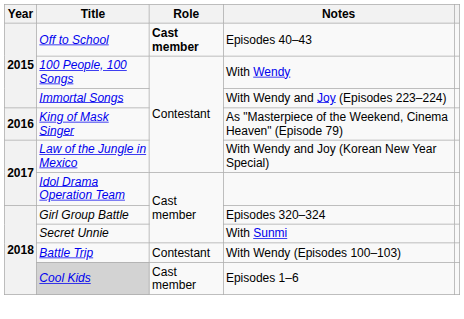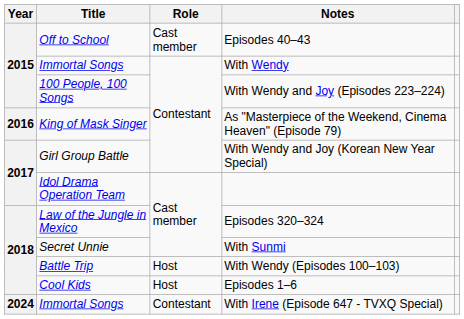(175, 39) bold -> (175, 39) normal
(83, 72) 100 People, 100 Songs -> (81, 65) Immortal Songs
(81, 98) Immortal Songs -> (83, 91) 100 People, 100 Songs
(93, 156) Law of the Jungle in Mexico -> (84, 156) Girl Group Battle
(84, 214) Girl Group Battle -> (93, 221) Law of the Jungle in Mexico
(181, 252) Contestant -> (165, 266) Host
(65, 278) lightgrey background -> (65, 285) no background
(174, 278) Cast member -> (165, 285) Host
+ row: (334, 304)
